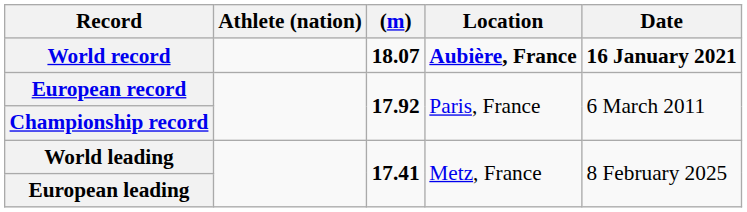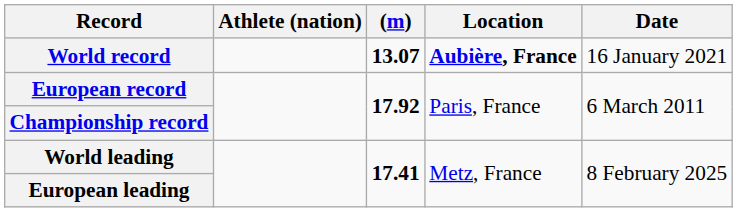(396, 55) 18.07 -> (396, 55) 13.07
(662, 55) bold -> (657, 55) normal
